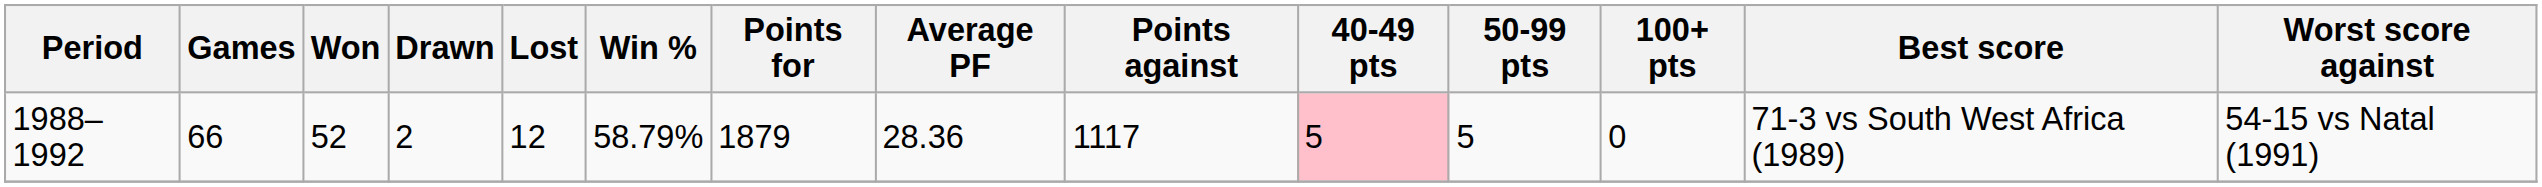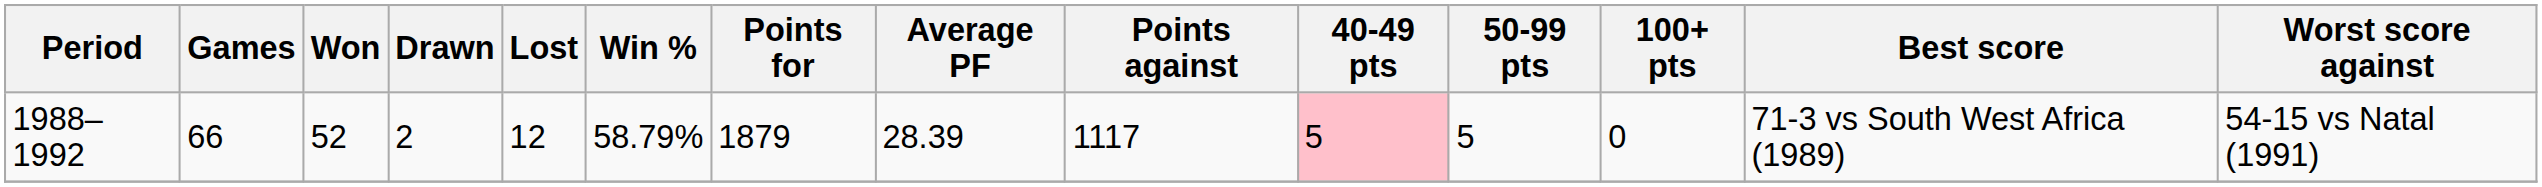(923, 136) 28.36 -> (923, 136) 28.39
